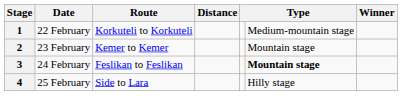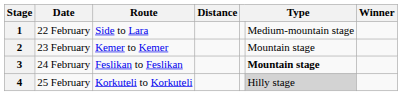(144, 30) Korkuteli to Korkuteli -> (122, 30) Side to Lara
(122, 82) Side to Lara -> (144, 82) Korkuteli to Korkuteli
(271, 82) no background -> (271, 82) lightgrey background
